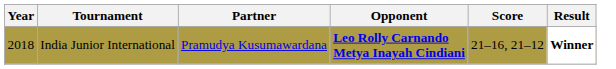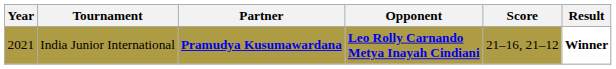(21, 45) 2018 -> (21, 45) 2021
(254, 45) normal -> (261, 45) bold
